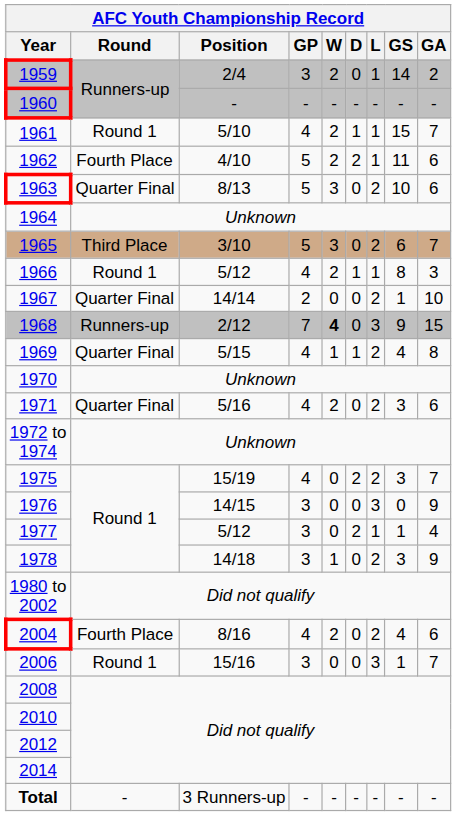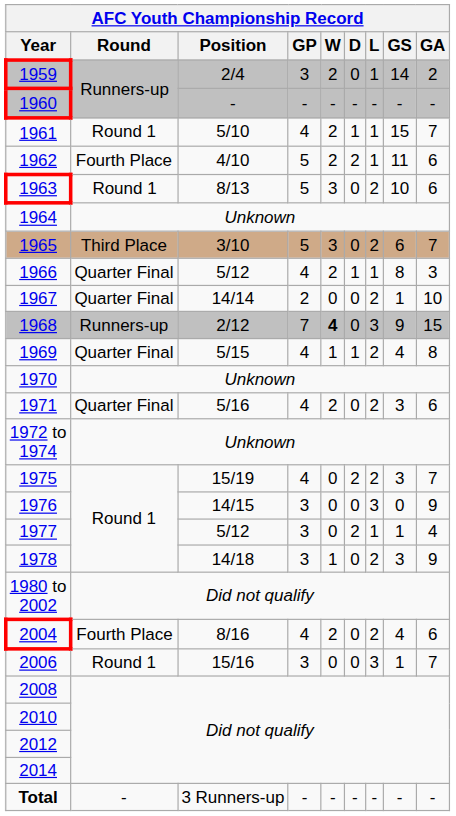(125, 189) Quarter Final -> (125, 189) Round 1
(125, 272) Round 1 -> (124, 272) Quarter Final
